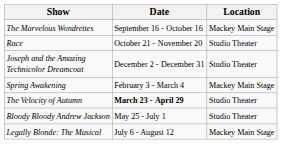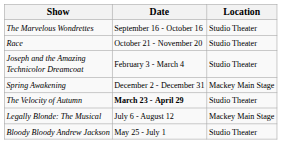(242, 28) Mackey Main Stage -> (233, 28) Studio Theater
(159, 64) December 2 - December 31 -> (149, 64) February 3 - March 4
(149, 85) February 3 - March 4 -> (159, 85) December 2 - December 31
rows swapped: (58, 116) <-> (54, 131)
